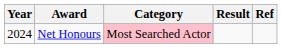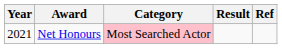(20, 33) 2024 -> (20, 33) 2021
